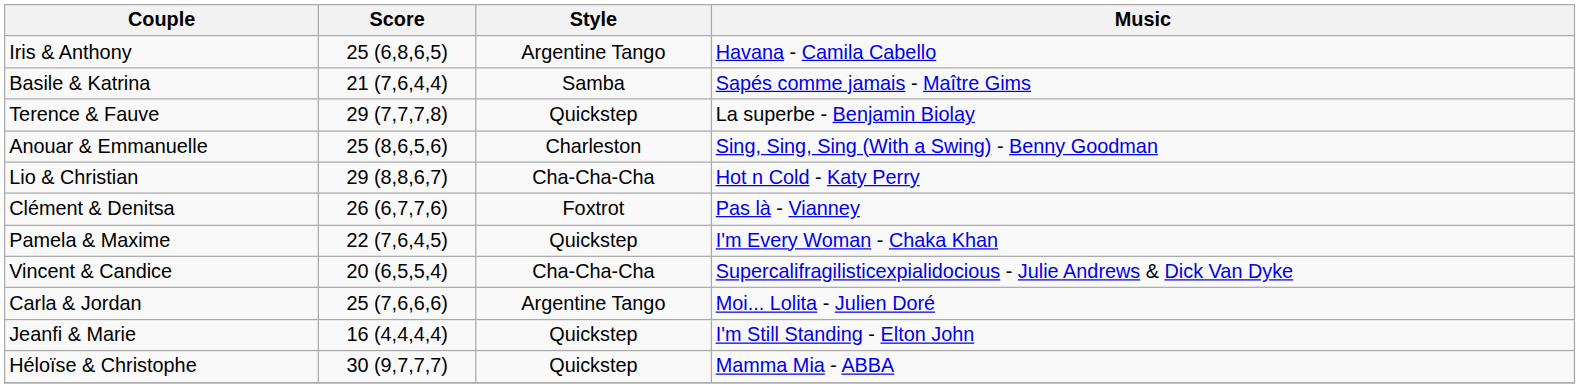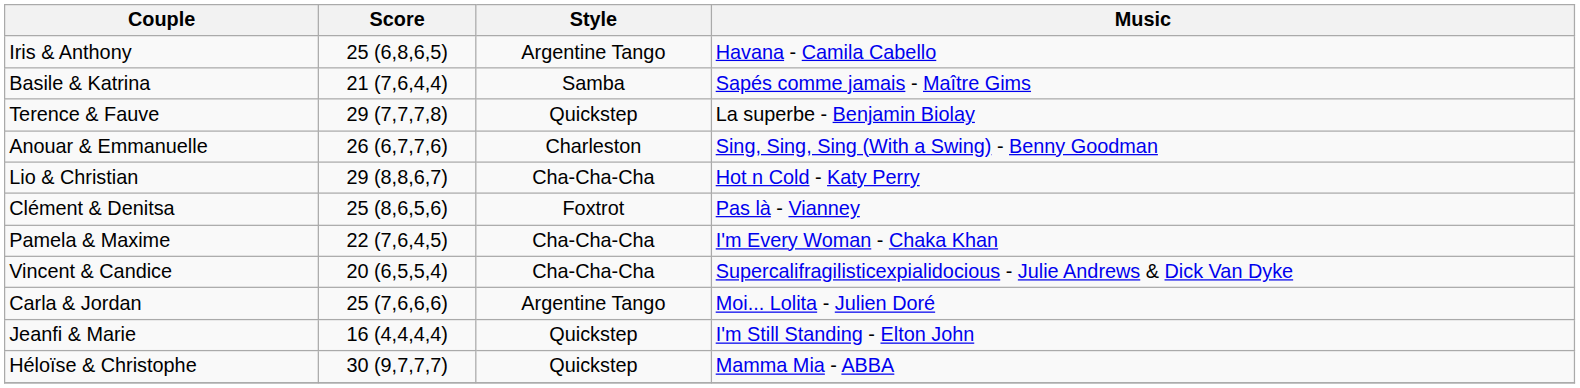(397, 146) 25 (8,6,5,6) -> (397, 146) 26 (6,7,7,6)
(397, 209) 26 (6,7,7,6) -> (397, 209) 25 (8,6,5,6)
(593, 240) Quickstep -> (593, 240) Cha-Cha-Cha
